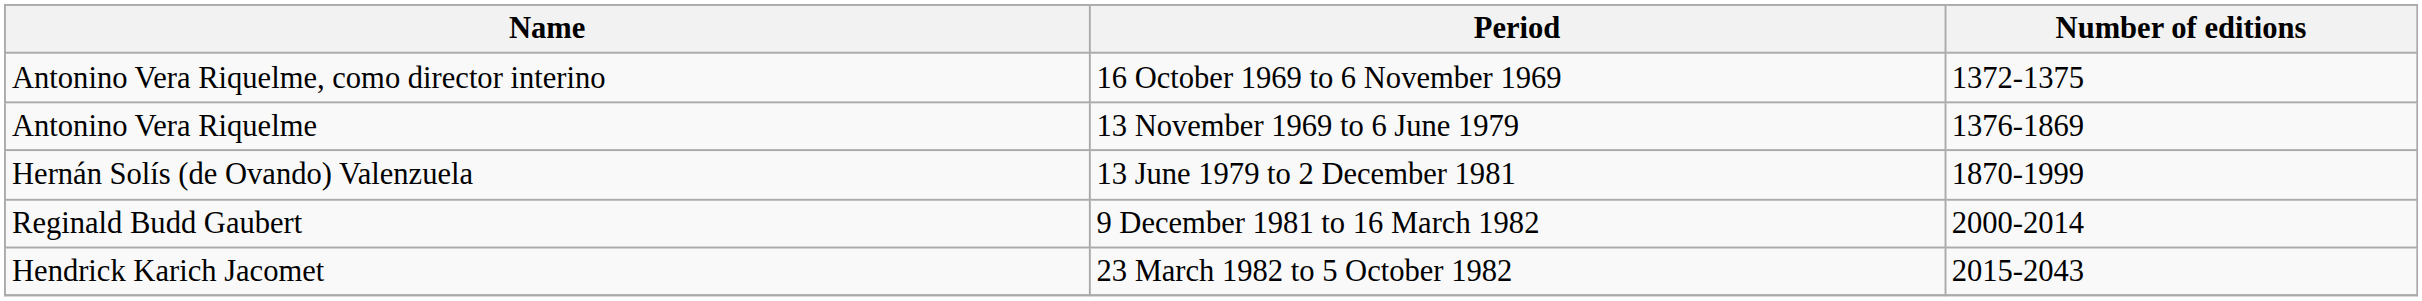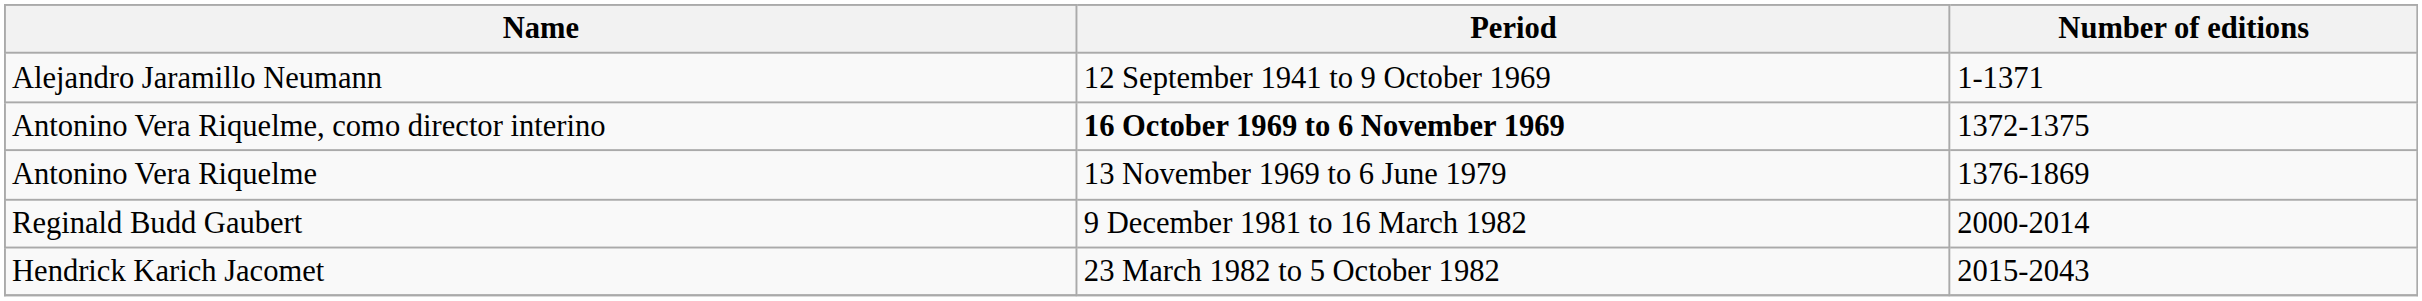+ row: (197, 77)
(1329, 77) normal -> (1324, 125) bold
- row: (243, 174)
